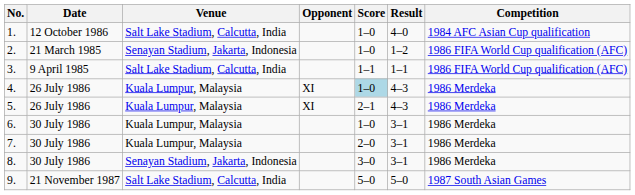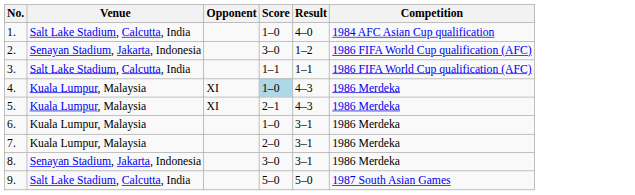- column: (75, 13)
(366, 50) 1–0 -> (271, 50) 3–0
